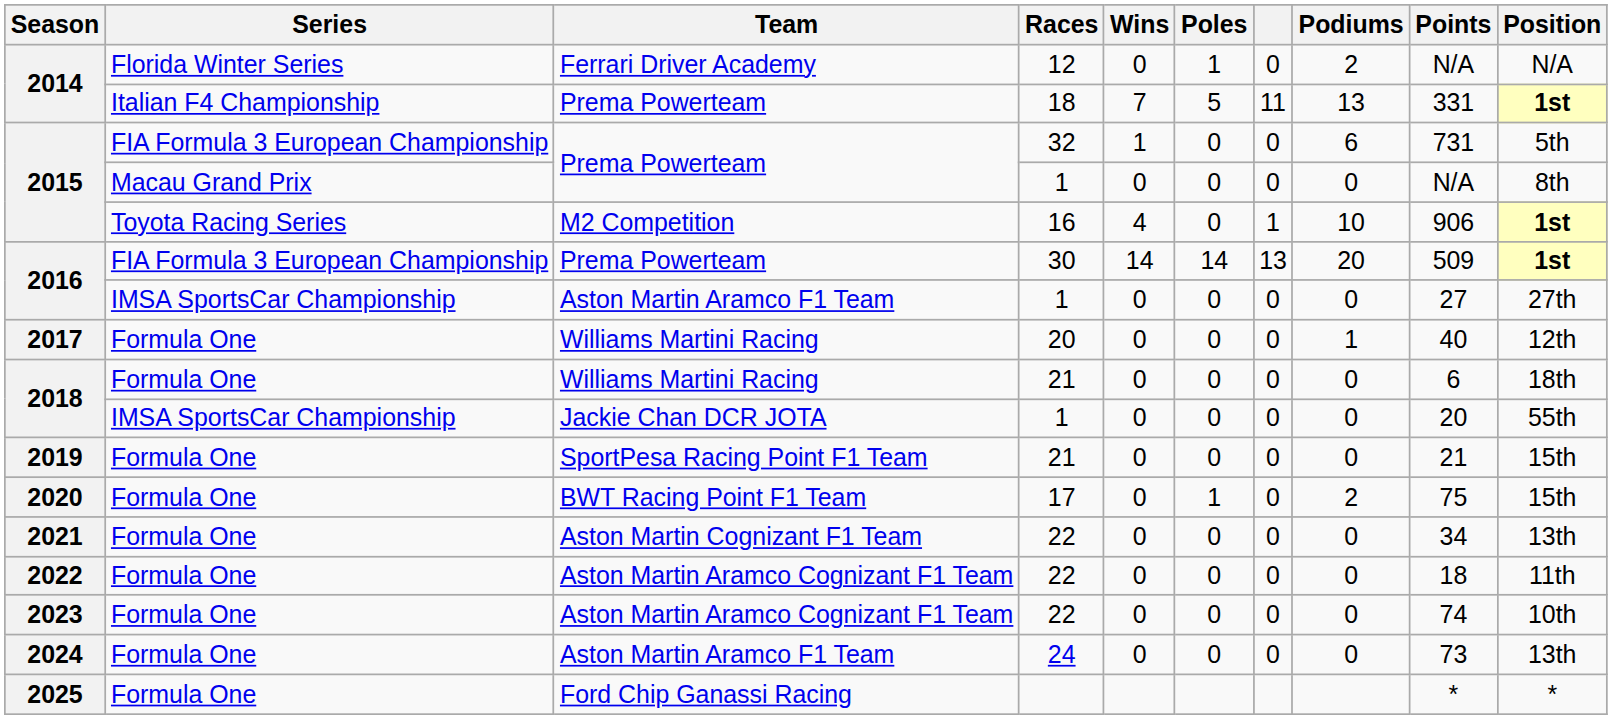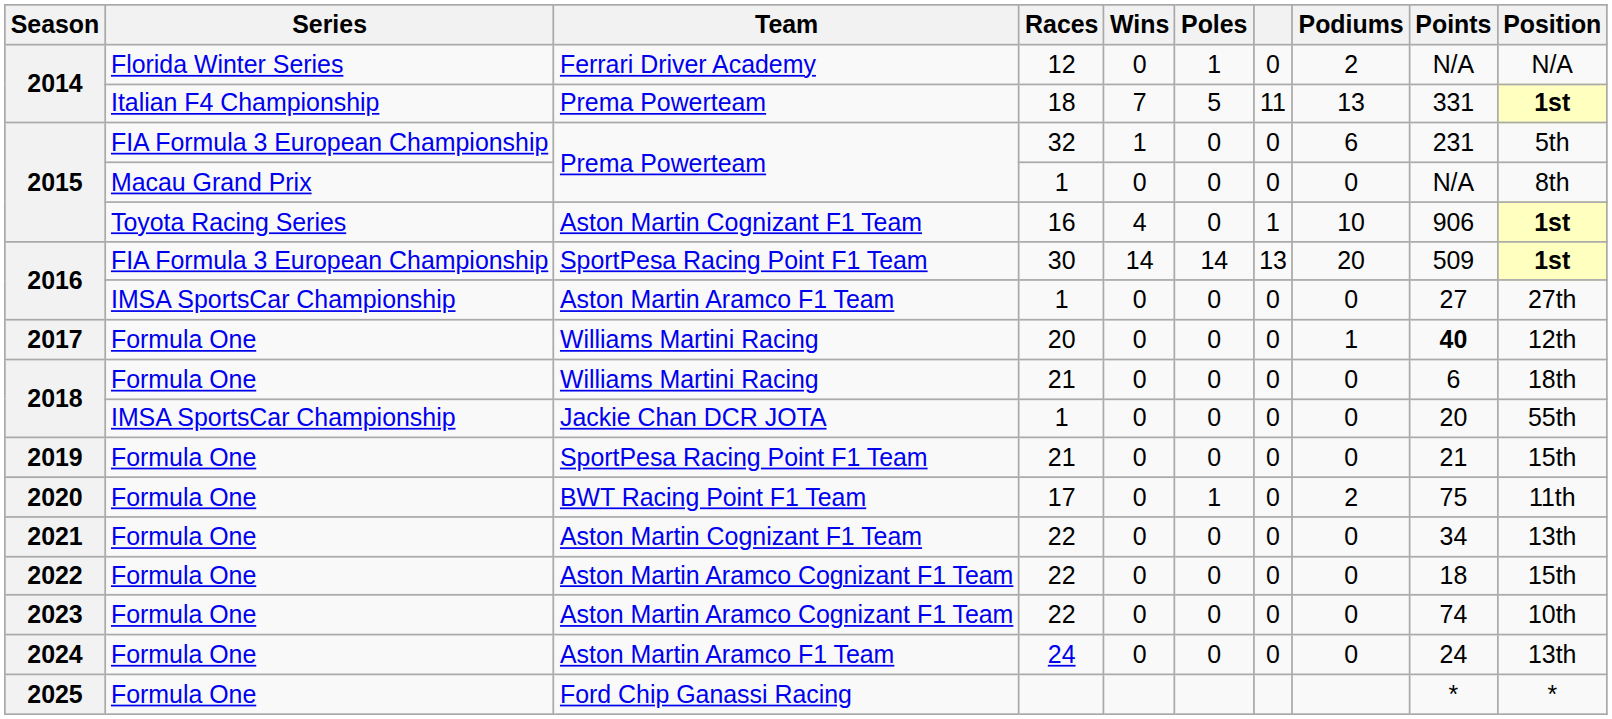(1453, 143) 731 -> (1453, 143) 231
(647, 222) M2 Competition -> (741, 222) Aston Martin Cognizant F1 Team
(663, 261) Prema Powerteam -> (744, 261) SportPesa Racing Point F1 Team
(1453, 340) normal -> (1453, 340) bold
(1552, 497) 15th -> (1552, 497) 11th
(1552, 576) 11th -> (1552, 576) 15th
(1453, 655) 73 -> (1453, 655) 24
